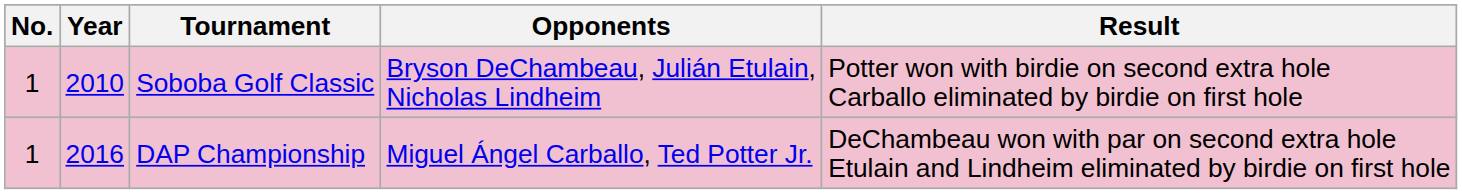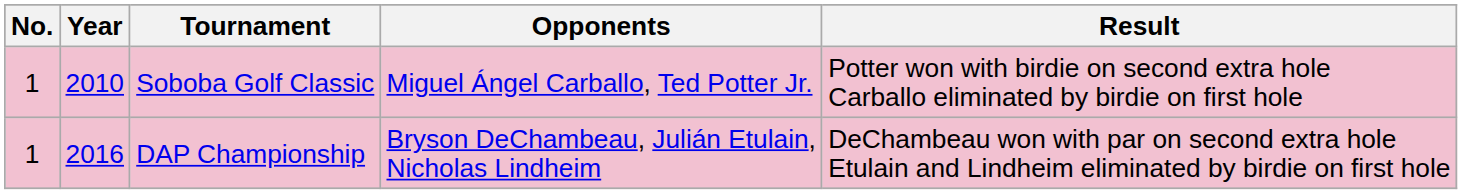(601, 82) Bryson DeChambeau, Julián Etulain, Nicholas Lindheim -> (599, 82) Miguel Ángel Carballo, Ted Potter Jr.
(599, 153) Miguel Ángel Carballo, Ted Potter Jr. -> (601, 153) Bryson DeChambeau, Julián Etulain, Nicholas Lindheim
